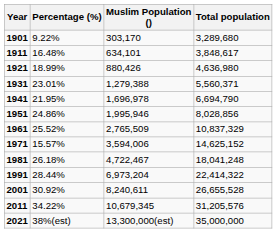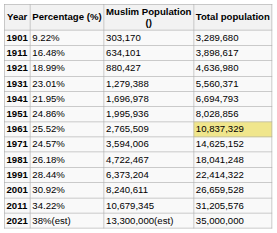(217, 53) 3,848,617 -> (217, 53) 3,898,617
(123, 68) 880,426 -> (123, 68) 880,427
(217, 99) 6,694,790 -> (217, 99) 6,694,793
(127, 114) 1,995,946 -> (127, 114) 1,995,936
(220, 129) no background -> (220, 129) khaki background
(49, 144) 15.57% -> (49, 144) 24.57%
(127, 175) 6,973,204 -> (127, 175) 6,373,204
(220, 190) 26,655,528 -> (220, 190) 26,659,528
